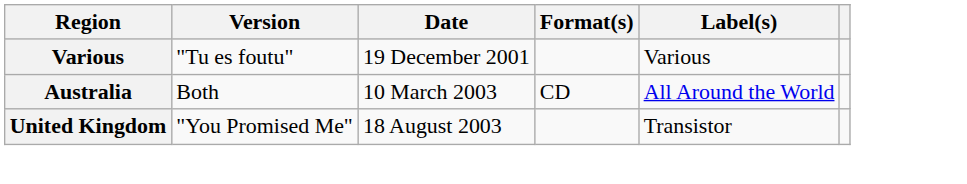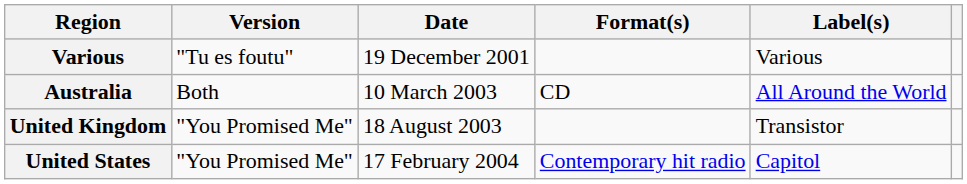+ row: (88, 160)
